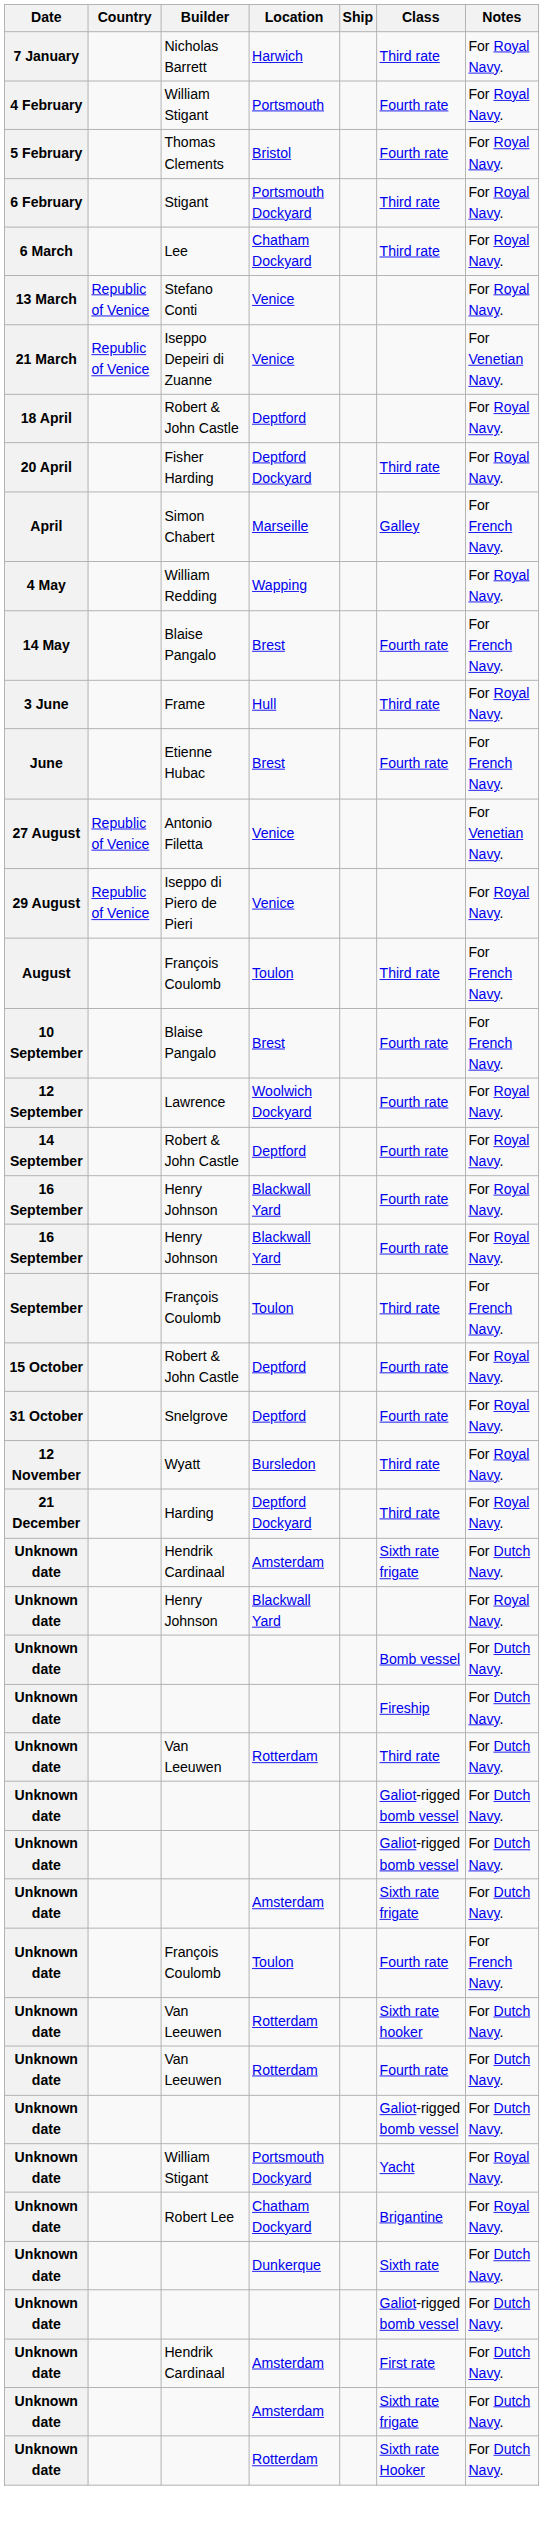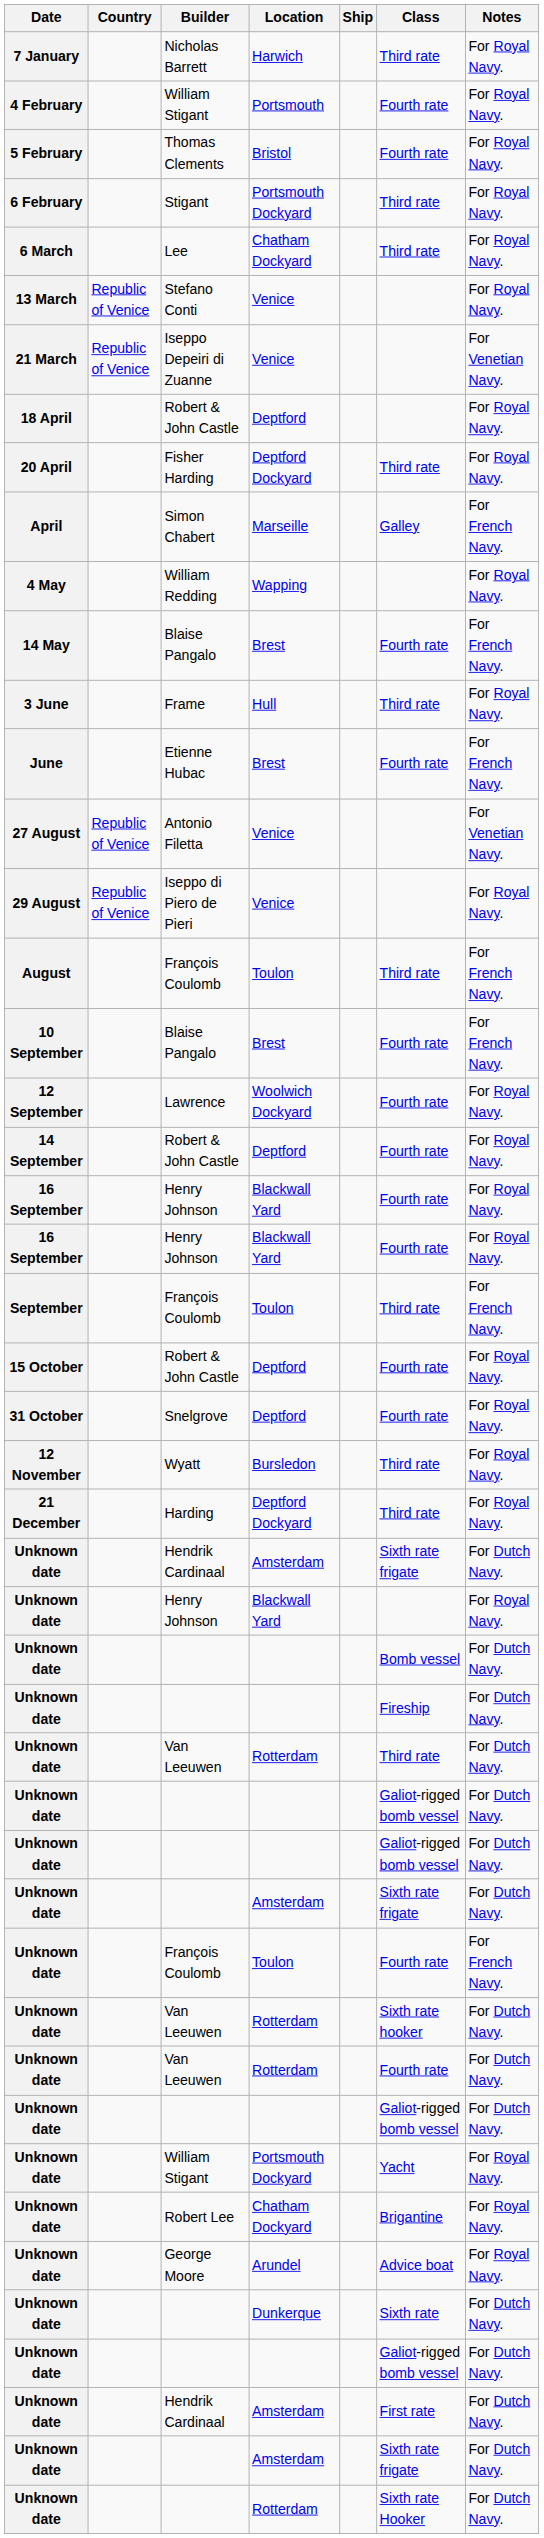+ row: (46, 2265)
